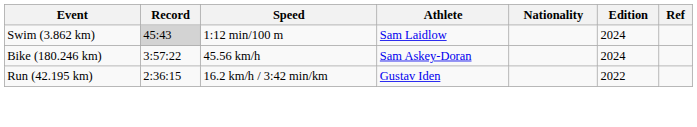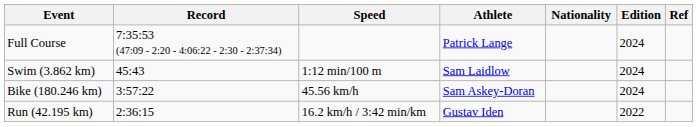+ row: (37, 42)
(157, 35) lightgrey background -> (130, 70) no background
